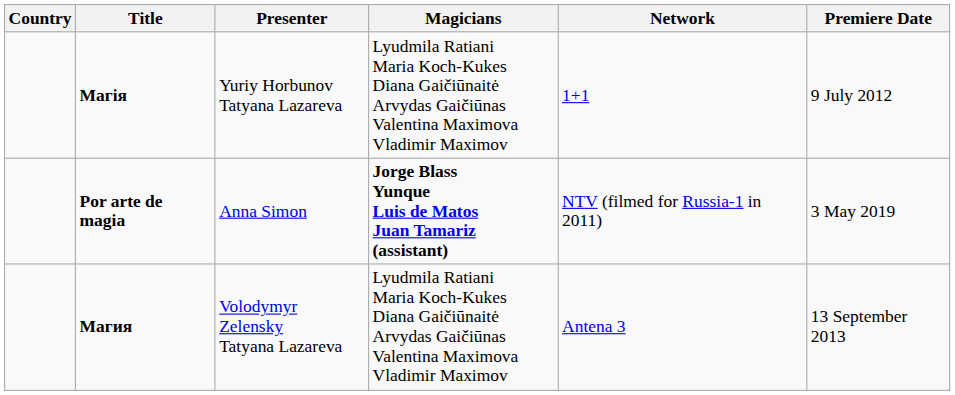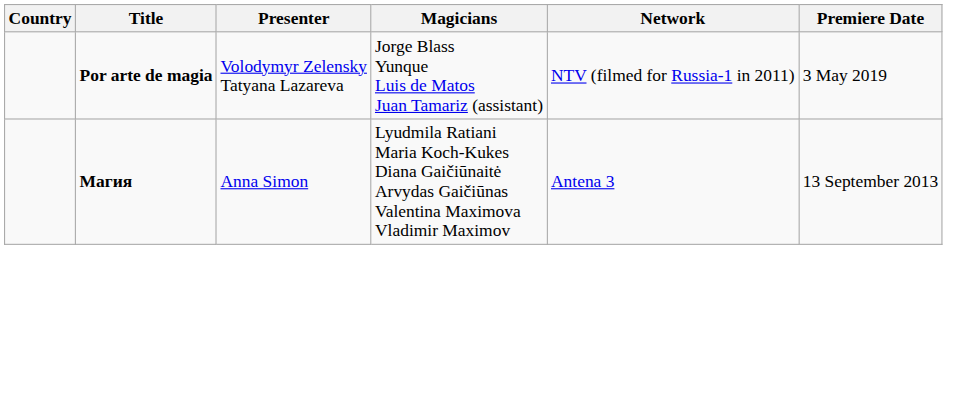- row: (103, 95)
(263, 210) Anna Simon -> (294, 75) Volodymyr Zelensky Tatyana Lazareva
(425, 210) bold -> (459, 75) normal
(281, 326) Volodymyr Zelensky Tatyana Lazareva -> (264, 181) Anna Simon
